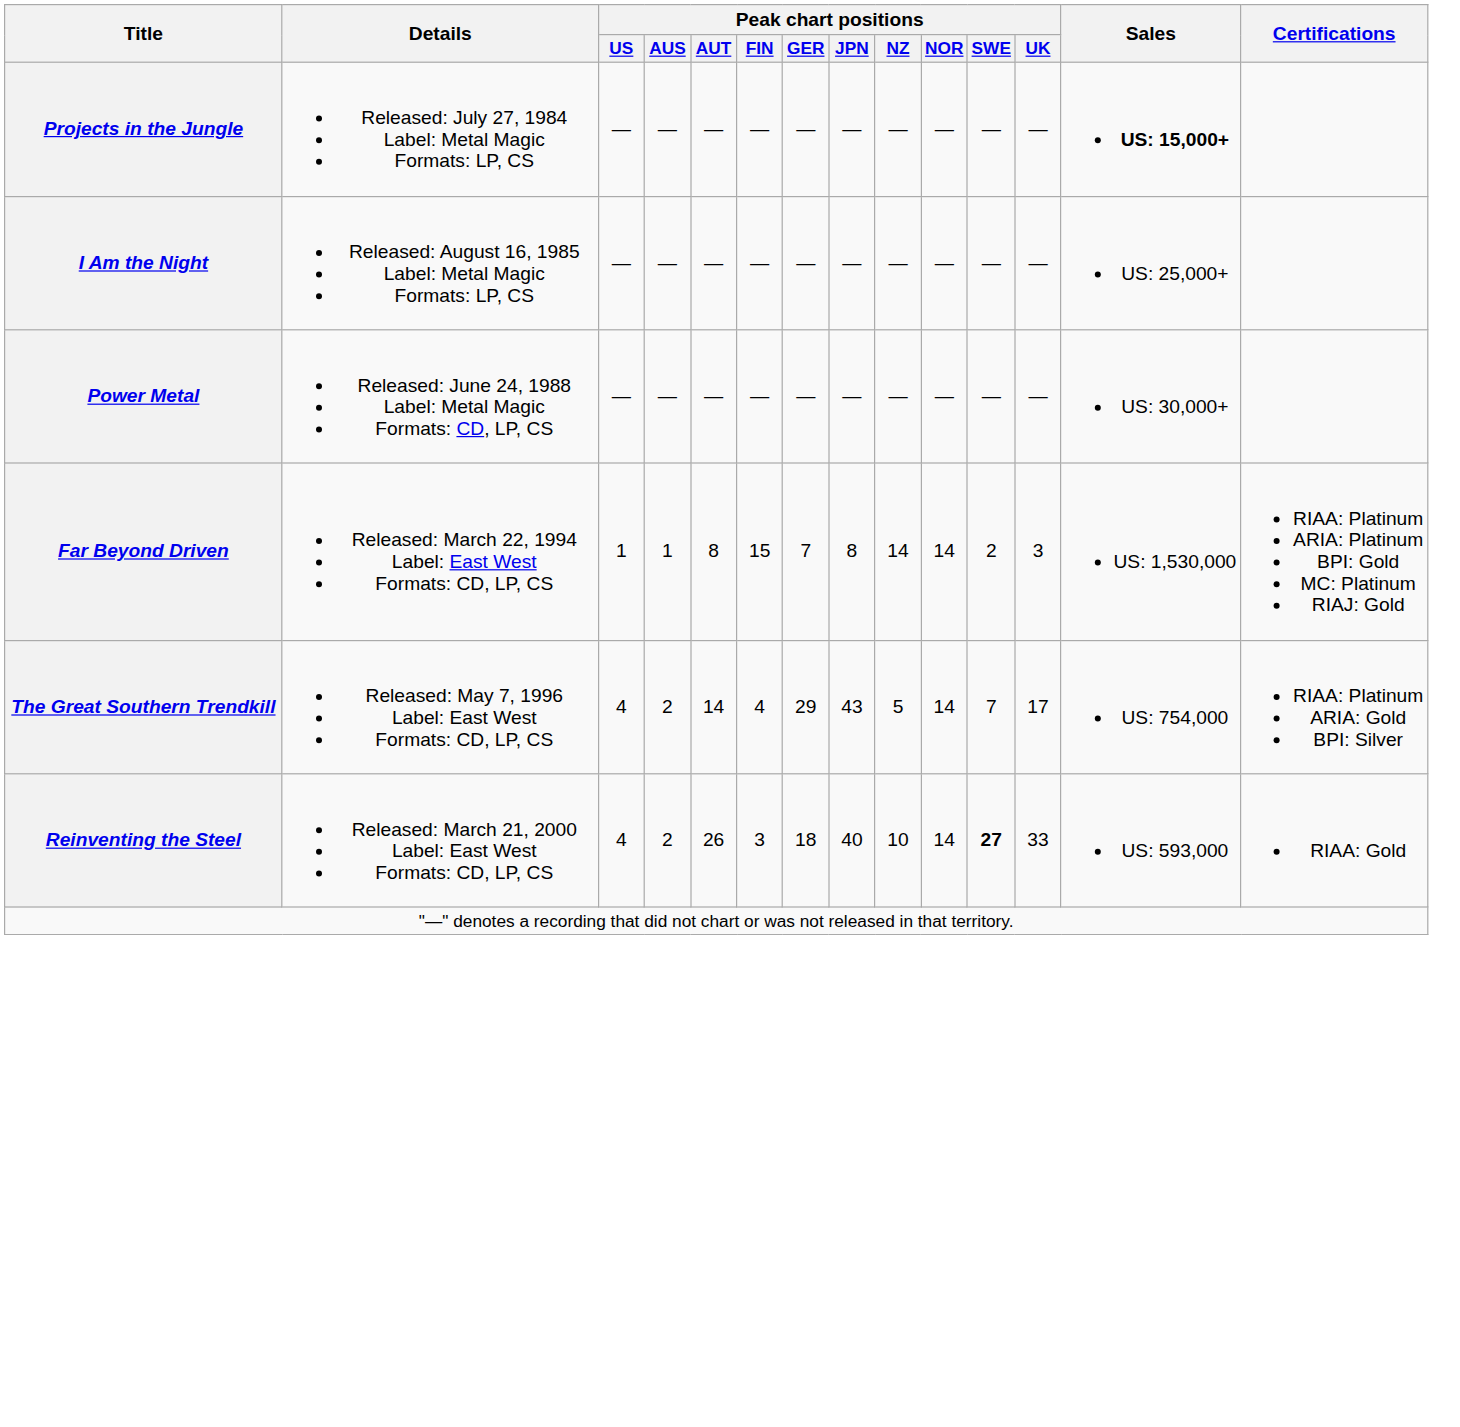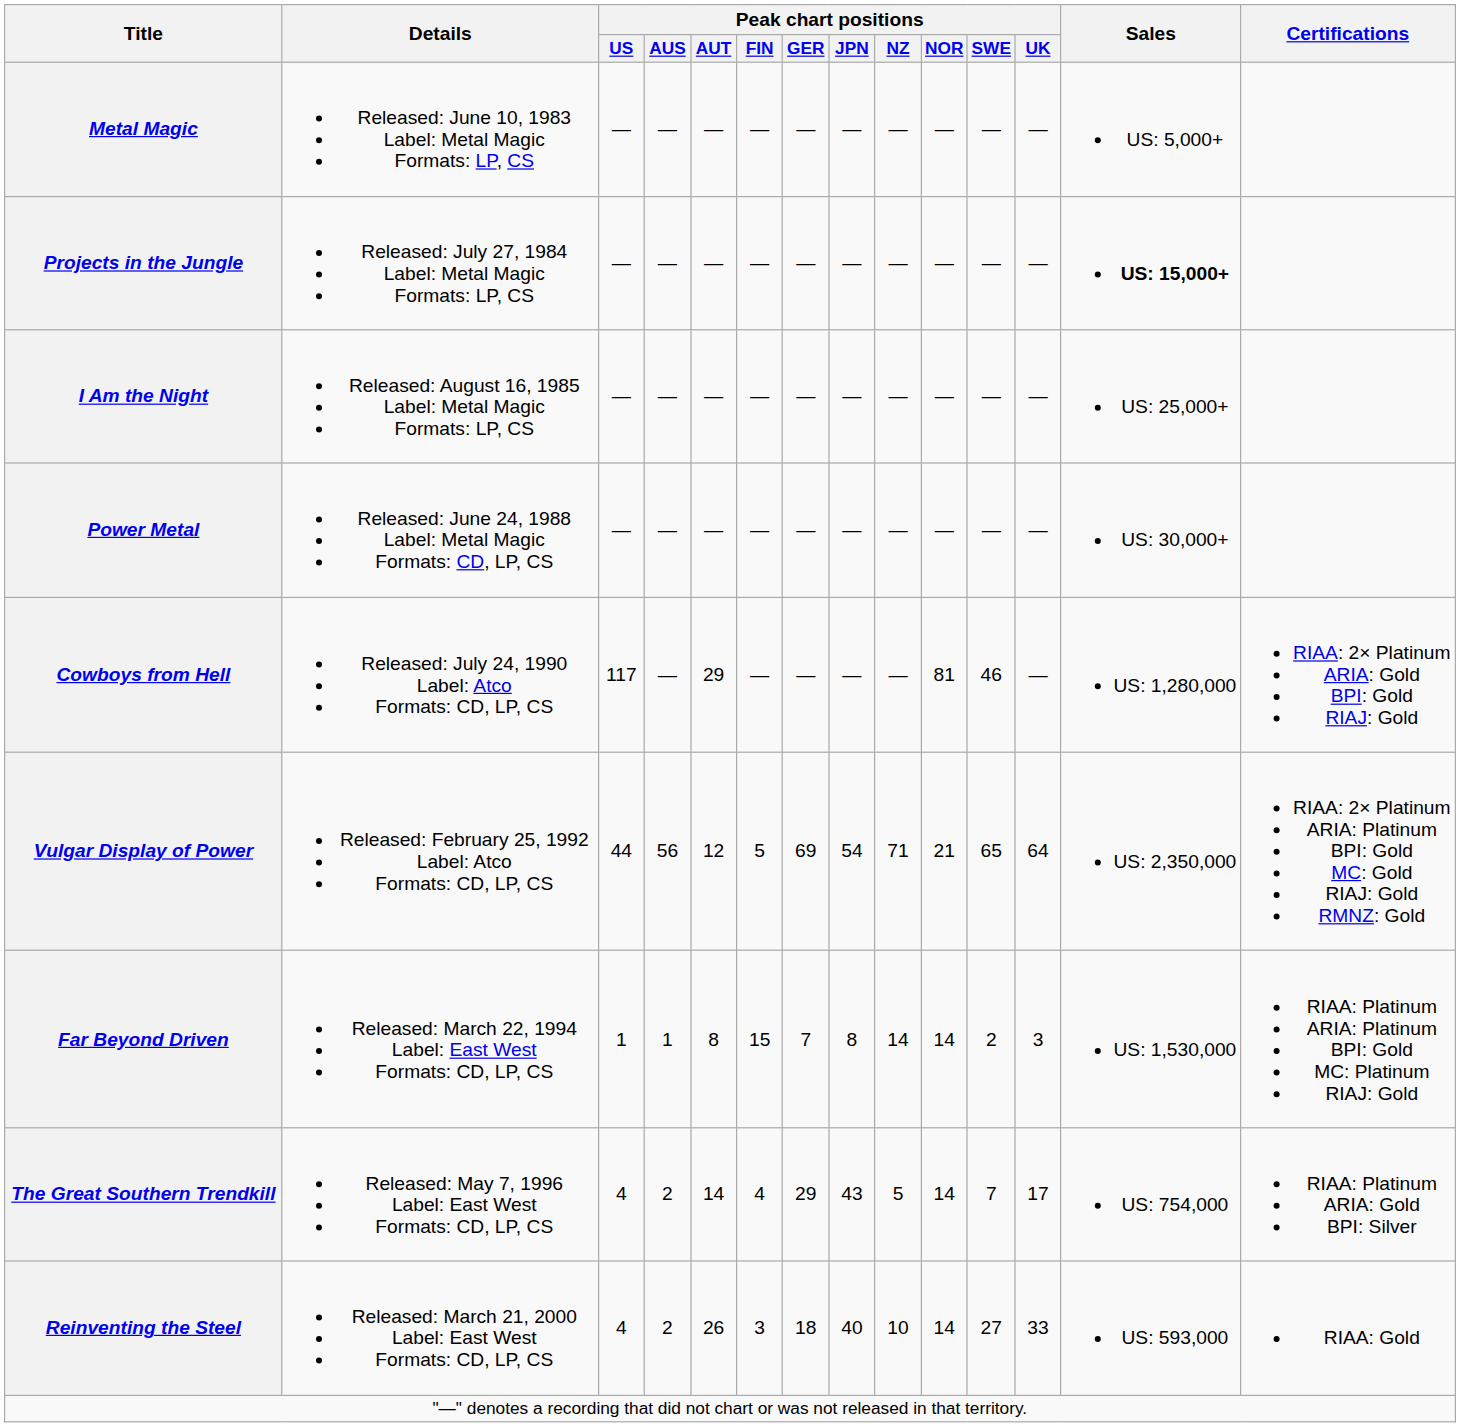+ row: (143, 129)
+ row: (143, 674)
+ row: (143, 851)
(991, 840) bold -> (991, 1327) normal
